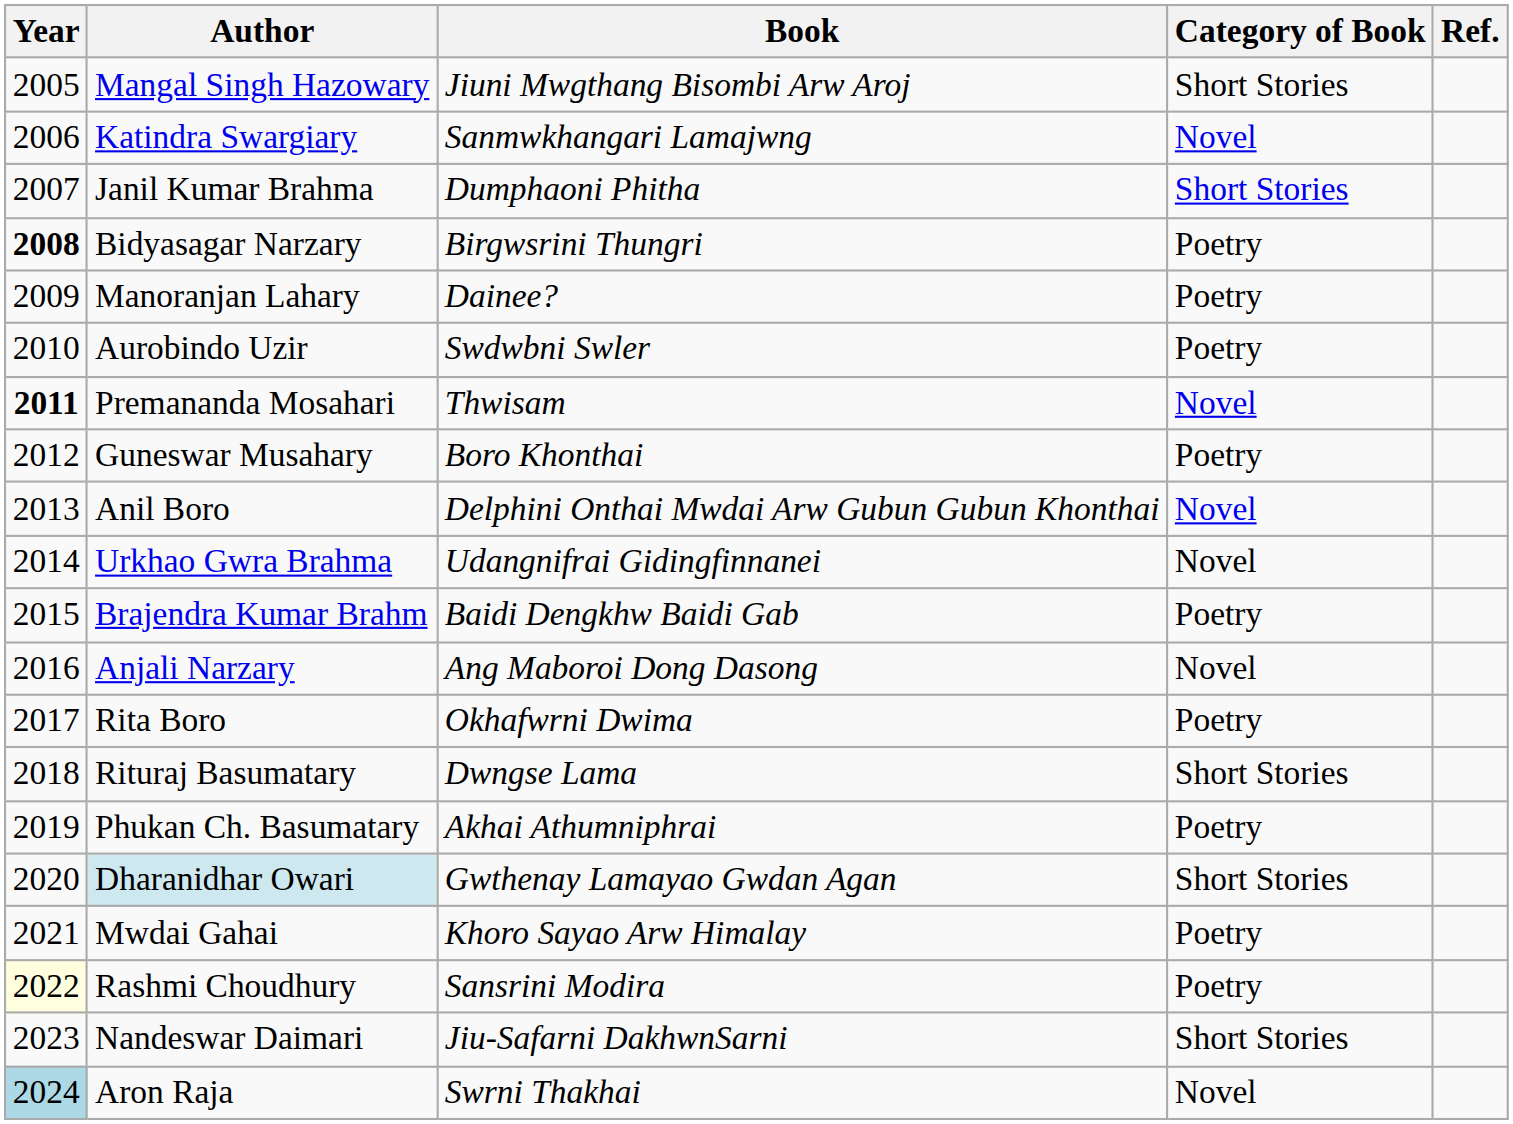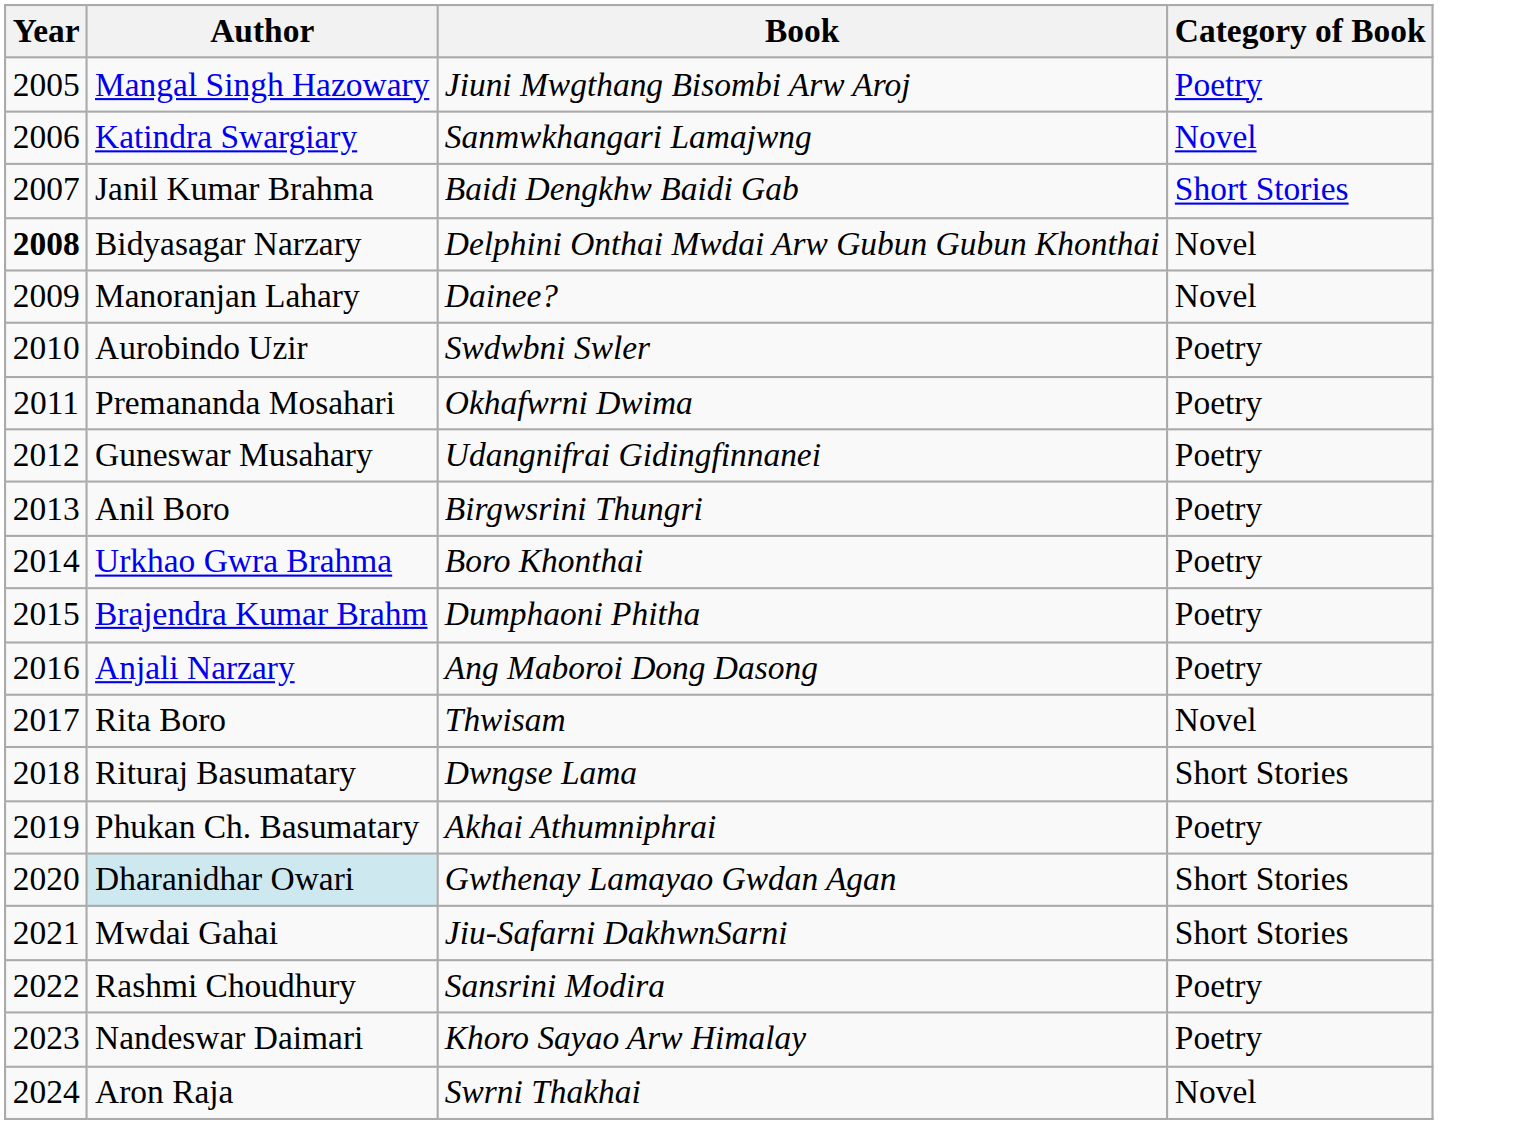- column: (1470, 31)
(1262, 84) Short Stories -> (1219, 84) Poetry
(573, 190) Dumphaoni Phitha -> (622, 190) Baidi Dengkhw Baidi Gab
(574, 243) Birgwsrini Thungri -> (802, 243) Delphini Onthai Mwdai Arw Gubun Gubun Khonthai
(1219, 243) Poetry -> (1216, 243) Novel
(1219, 296) Poetry -> (1216, 296) Novel
(46, 402) bold -> (46, 402) normal
(505, 402) Thwisam -> (569, 402) Okhafwrni Dwima
(1216, 402) Novel -> (1219, 402) Poetry
(544, 455) Boro Khonthai -> (633, 455) Udangnifrai Gidingfinnanei
(802, 508) Delphini Onthai Mwdai Arw Gubun Gubun Khonthai -> (574, 508) Birgwsrini Thungri
(1216, 508) Novel -> (1219, 508) Poetry
(633, 561) Udangnifrai Gidingfinnanei -> (544, 561) Boro Khonthai
(1216, 561) Novel -> (1219, 561) Poetry
(622, 614) Baidi Dengkhw Baidi Gab -> (573, 614) Dumphaoni Phitha
(1216, 667) Novel -> (1219, 667) Poetry
(569, 720) Okhafwrni Dwima -> (505, 720) Thwisam
(1219, 720) Poetry -> (1216, 720) Novel
(625, 932) Khoro Sayao Arw Himalay -> (616, 932) Jiu-Safarni DakhwnSarni
(1219, 932) Poetry -> (1262, 932) Short Stories
(46, 985) lightyellow background -> (46, 985) no background
(616, 1038) Jiu-Safarni DakhwnSarni -> (625, 1038) Khoro Sayao Arw Himalay
(1262, 1038) Short Stories -> (1219, 1038) Poetry
(46, 1091) lightblue background -> (46, 1091) no background
